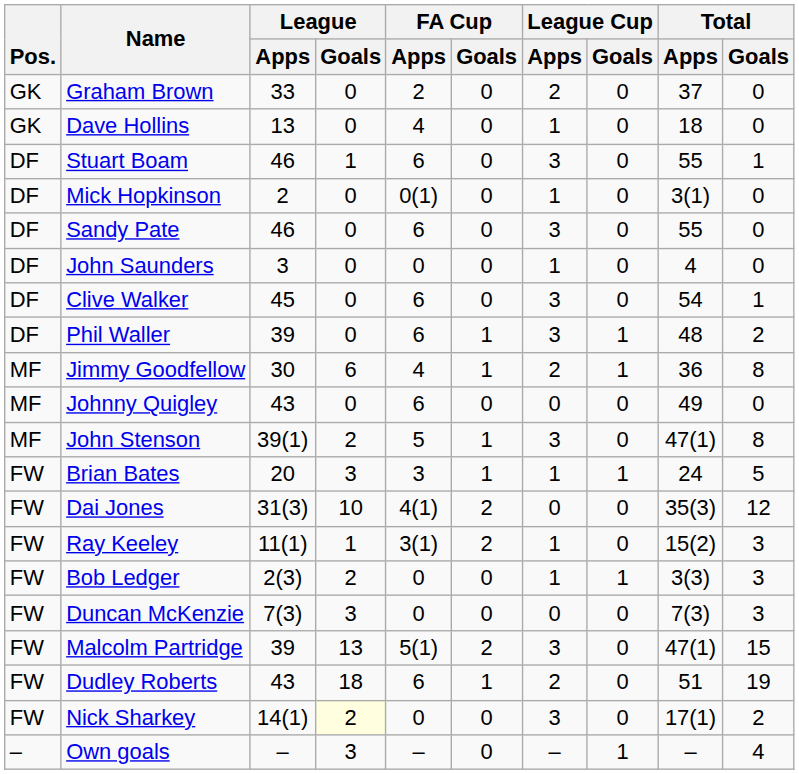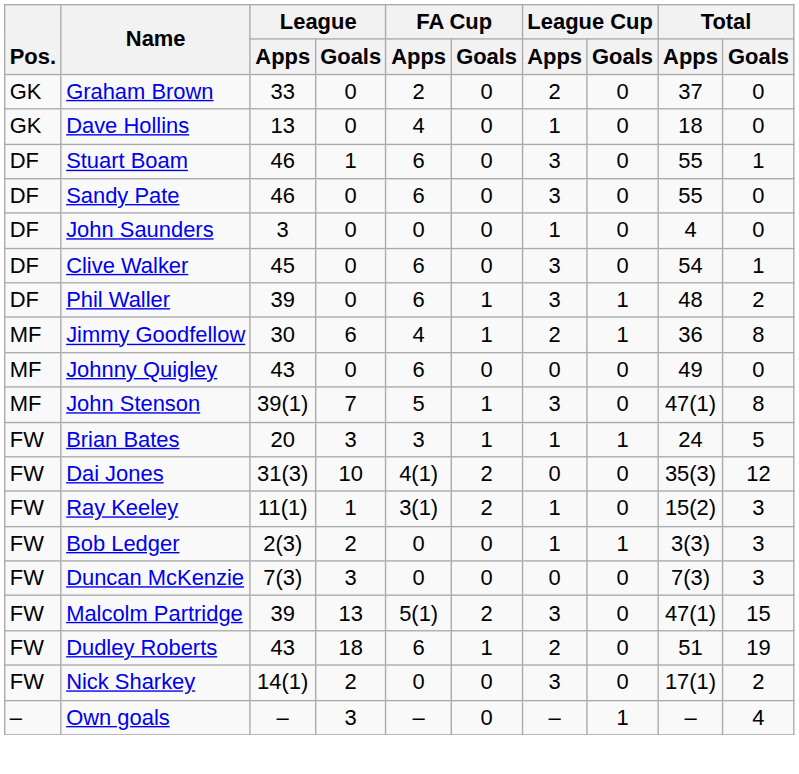- row: (144, 195)
(351, 439) 2 -> (351, 404) 7
(351, 717) lightyellow background -> (351, 682) no background
